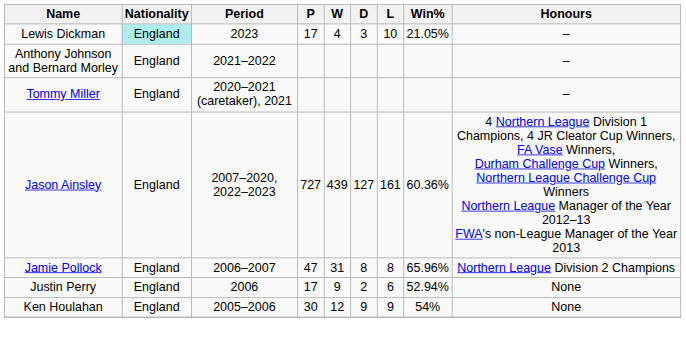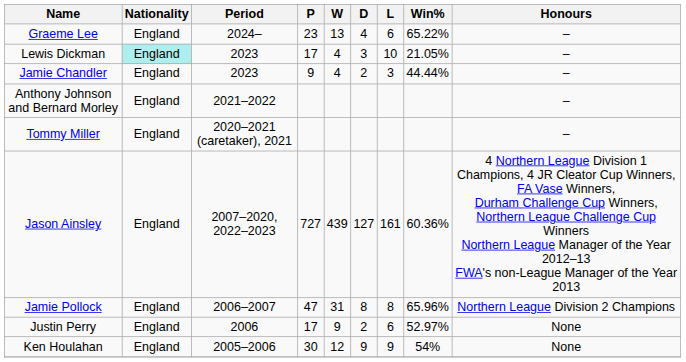+ row: (63, 34)
+ row: (63, 73)
(428, 287) 52.94% -> (428, 327) 52.97%
